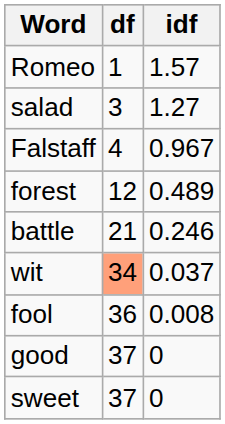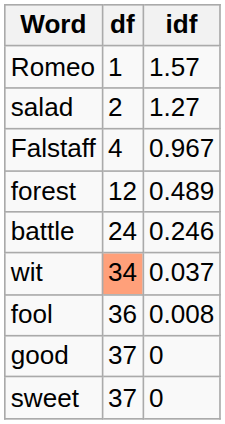(115, 107) 3 -> (115, 107) 2
(122, 231) 21 -> (122, 231) 24
